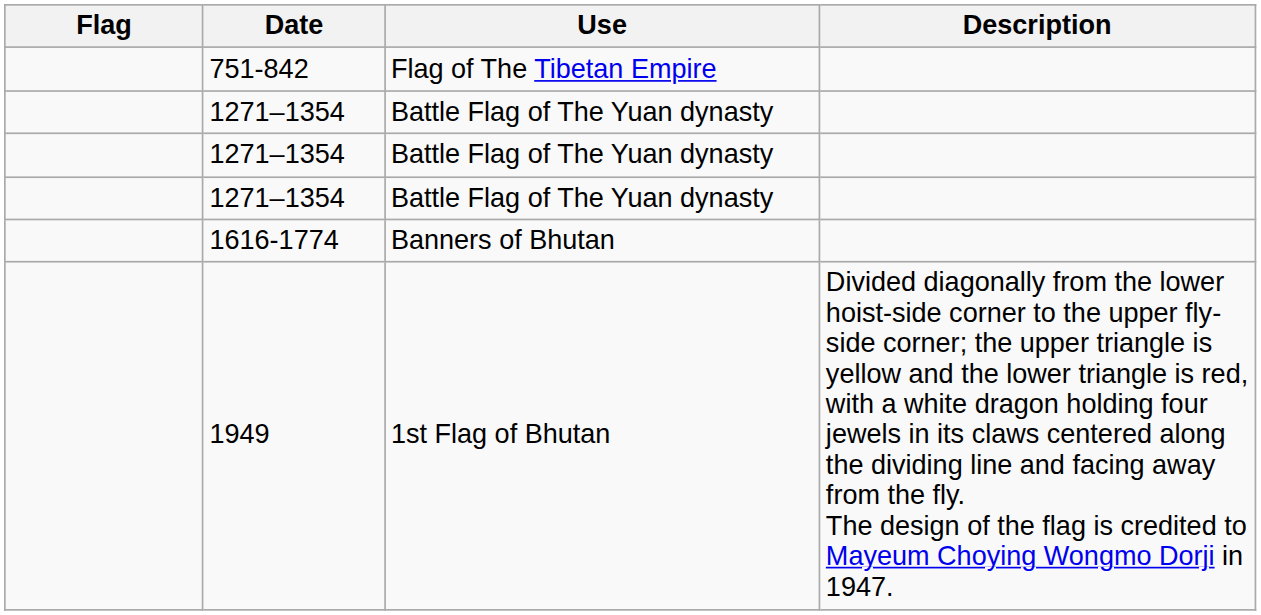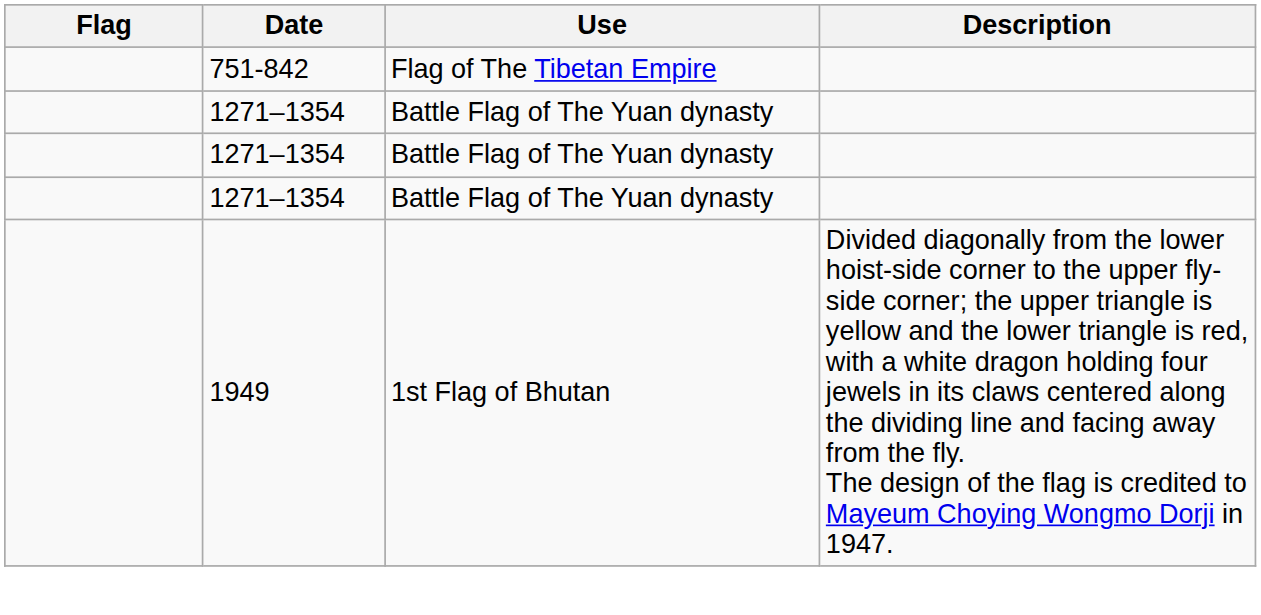- row: (274, 240)
